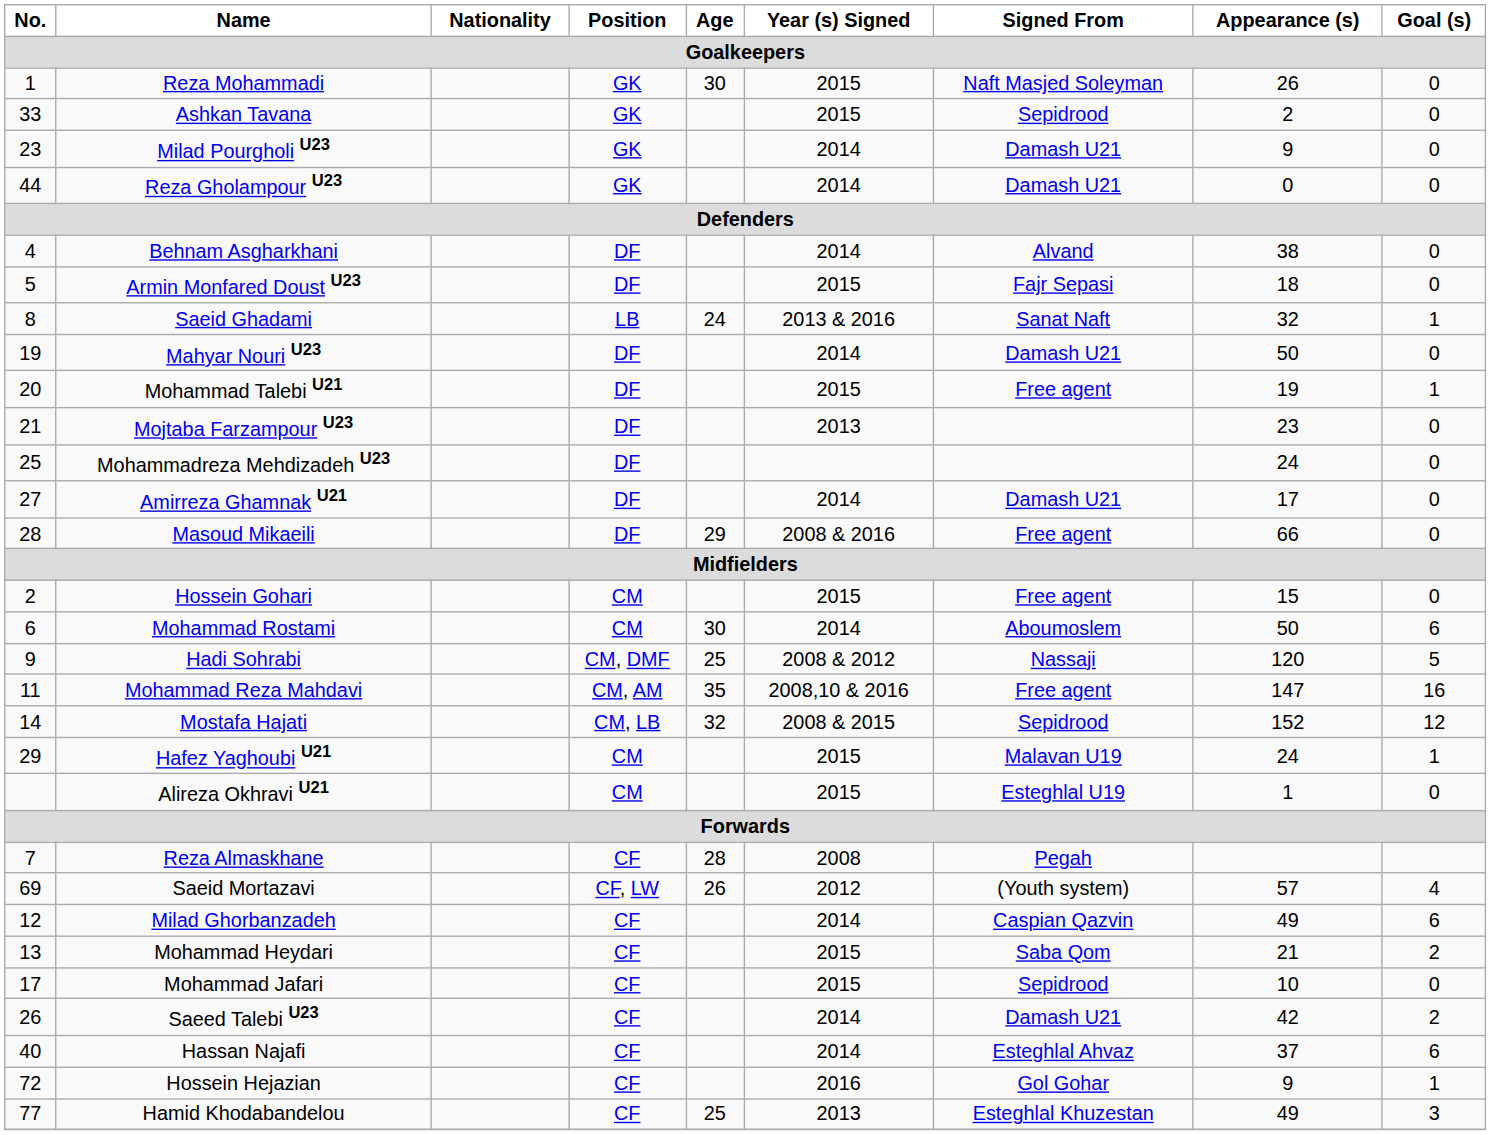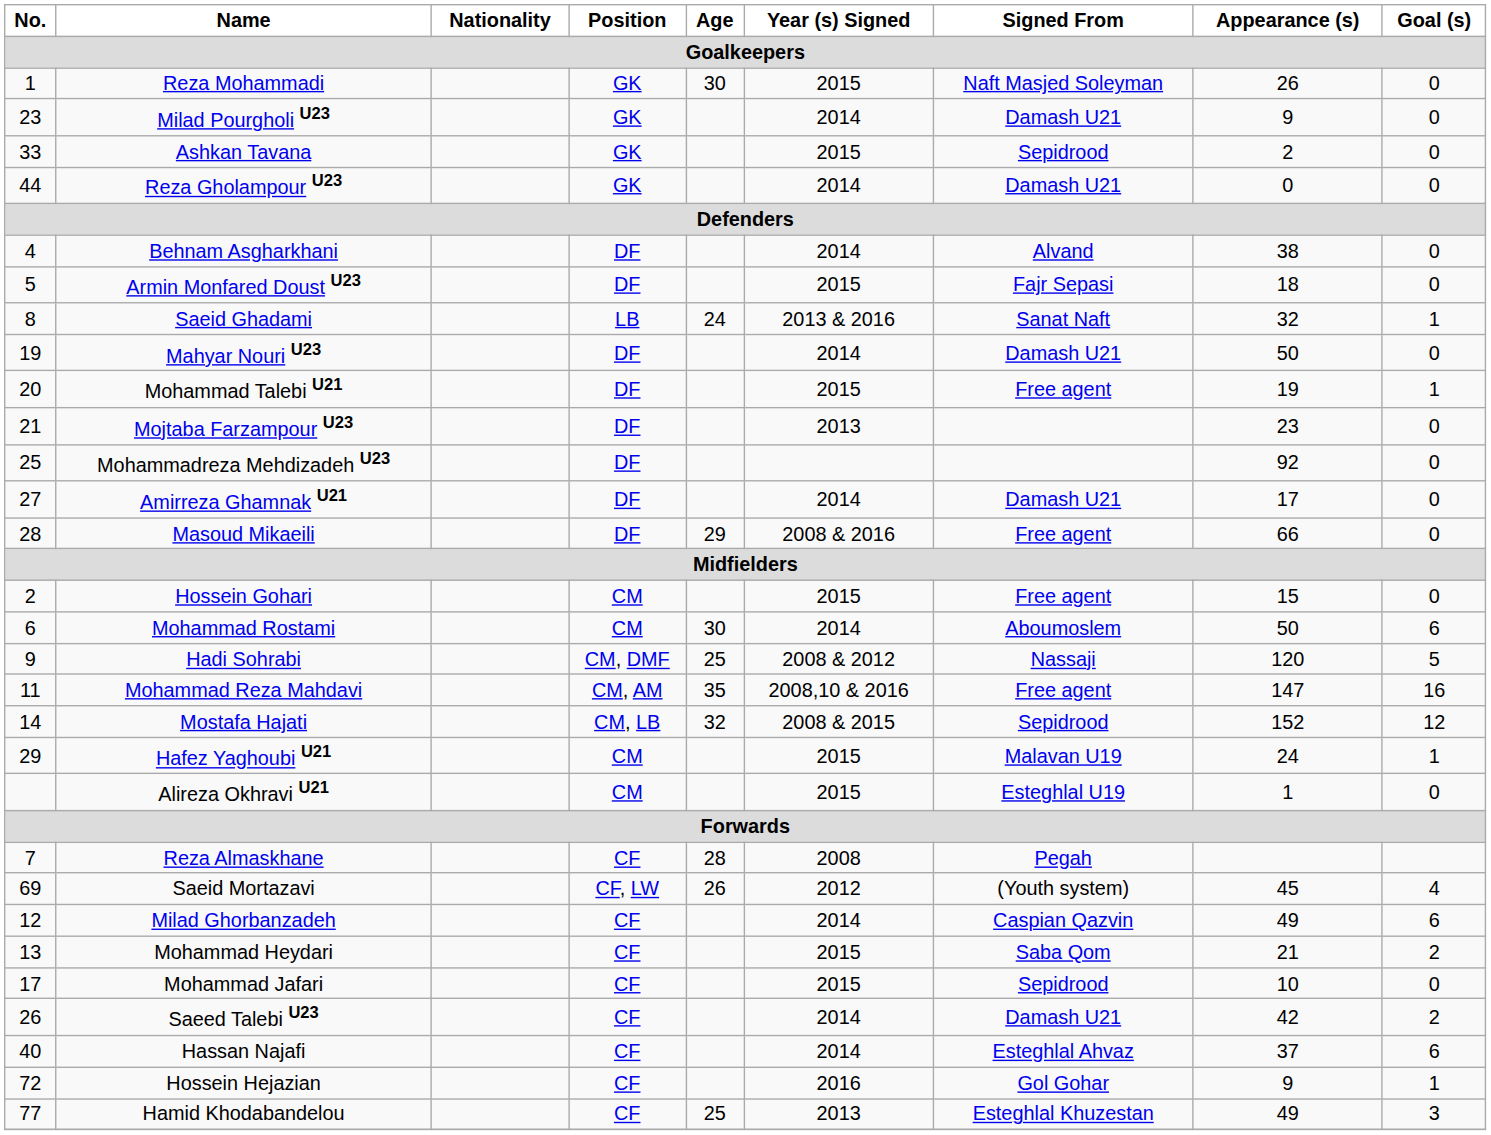rows swapped: (244, 149) <-> (244, 115)
(1288, 463) 24 -> (1288, 463) 92
(1288, 889) 57 -> (1288, 889) 45
